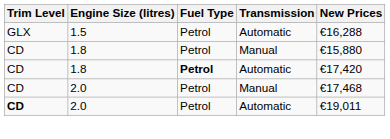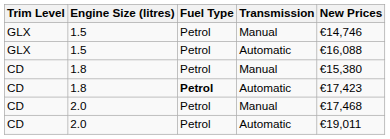+ row: (78, 32)
(341, 32) €16,288 -> (341, 50) €16,088
(341, 50) €15,880 -> (341, 69) €15,380
(341, 69) €17,420 -> (341, 87) €17,423
(15, 106) bold -> (15, 124) normal
